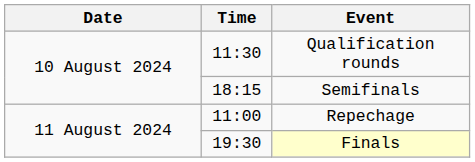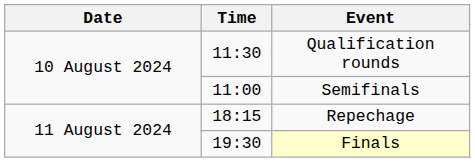(237, 90) 18:15 -> (237, 90) 11:00
(237, 117) 11:00 -> (237, 117) 18:15
